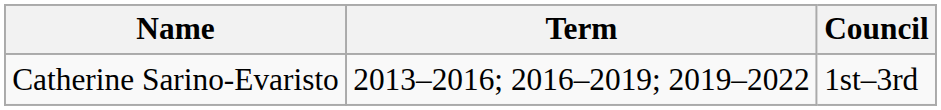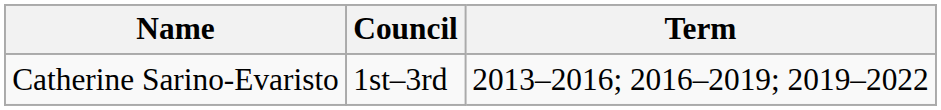columns swapped: (876, 29) <-> (581, 29)
